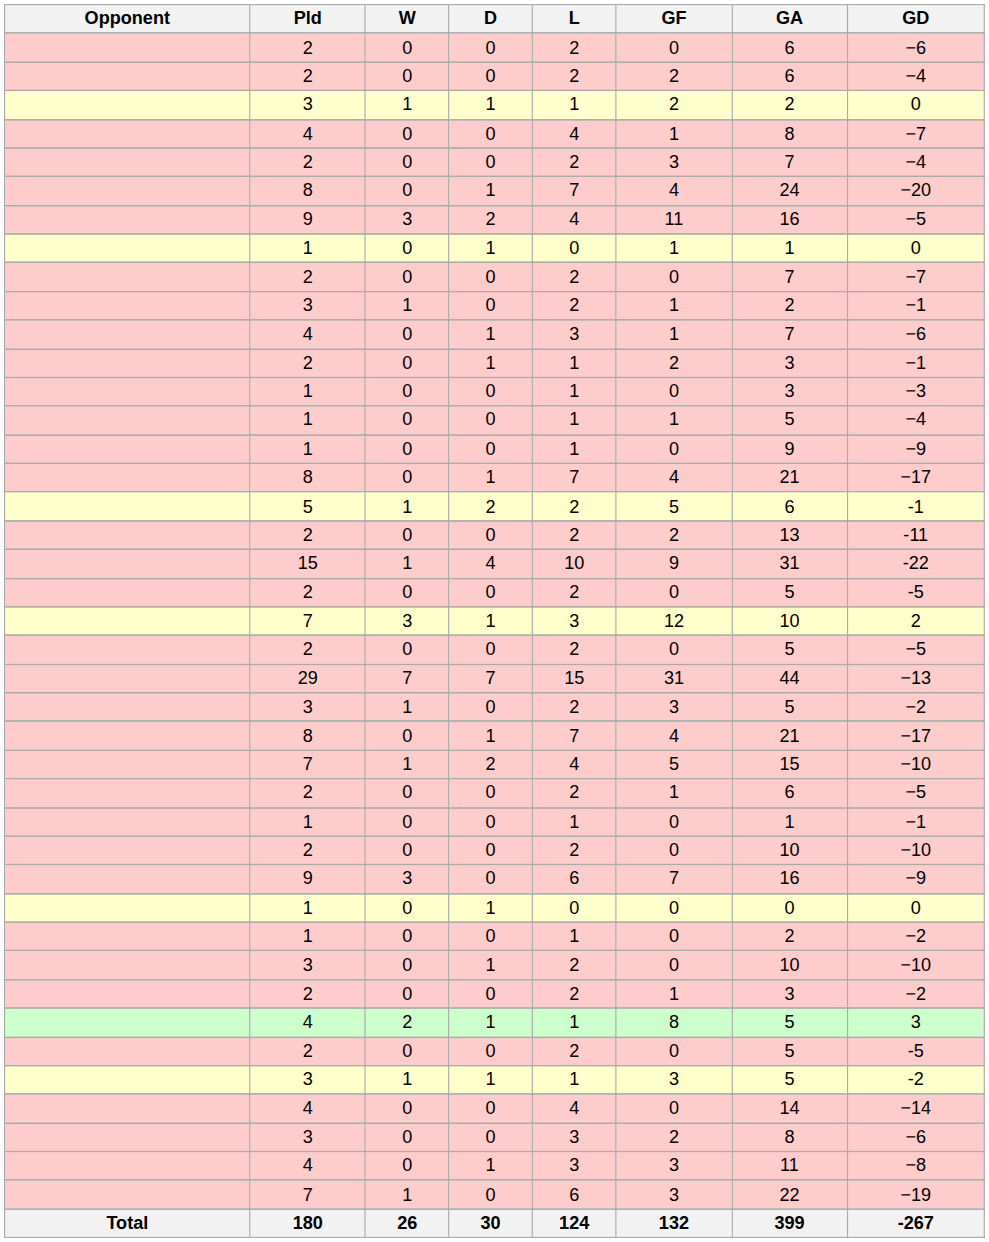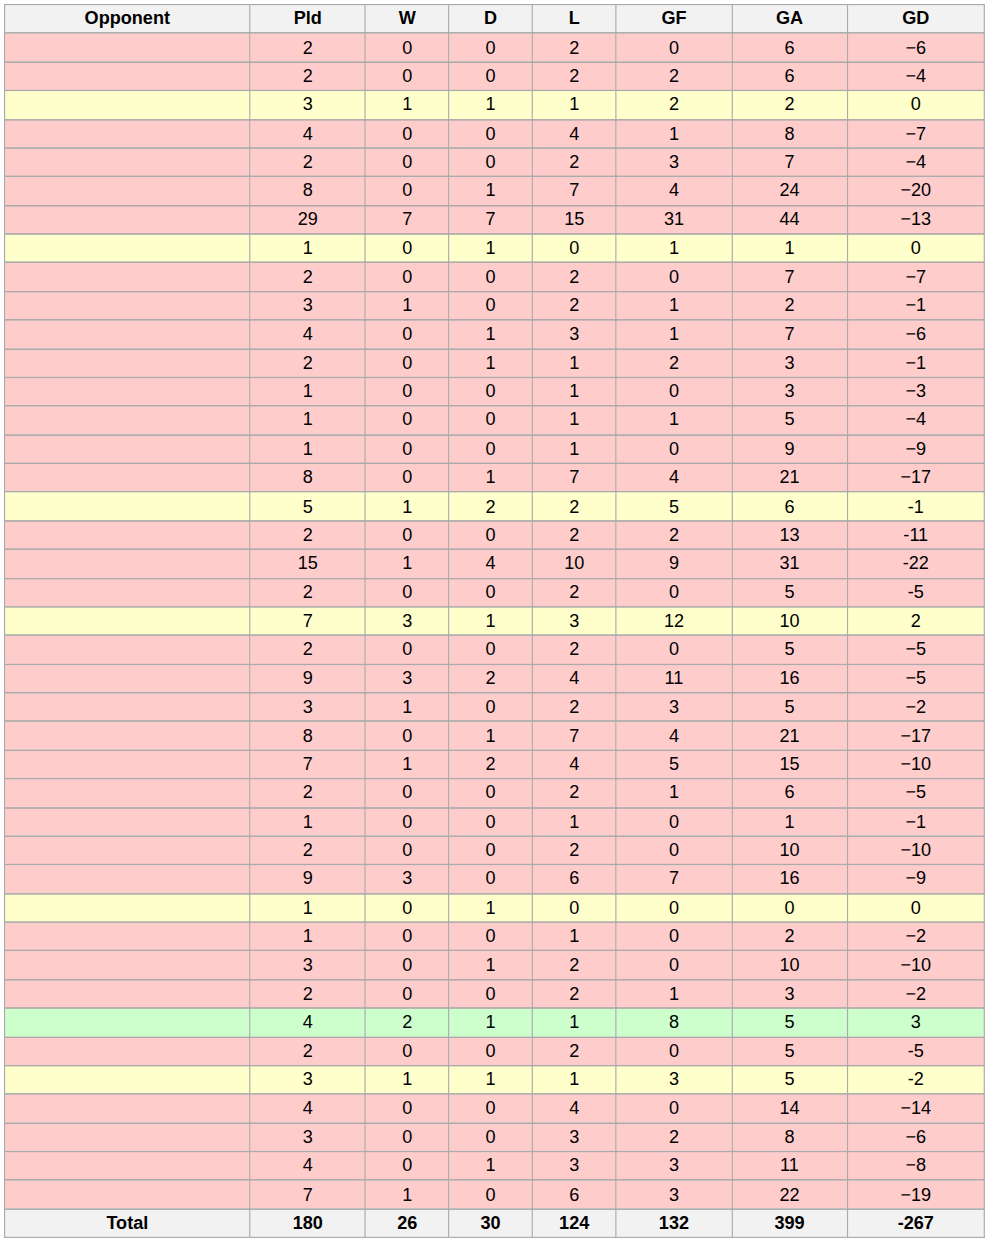rows swapped: (308, 219) <-> (308, 678)
